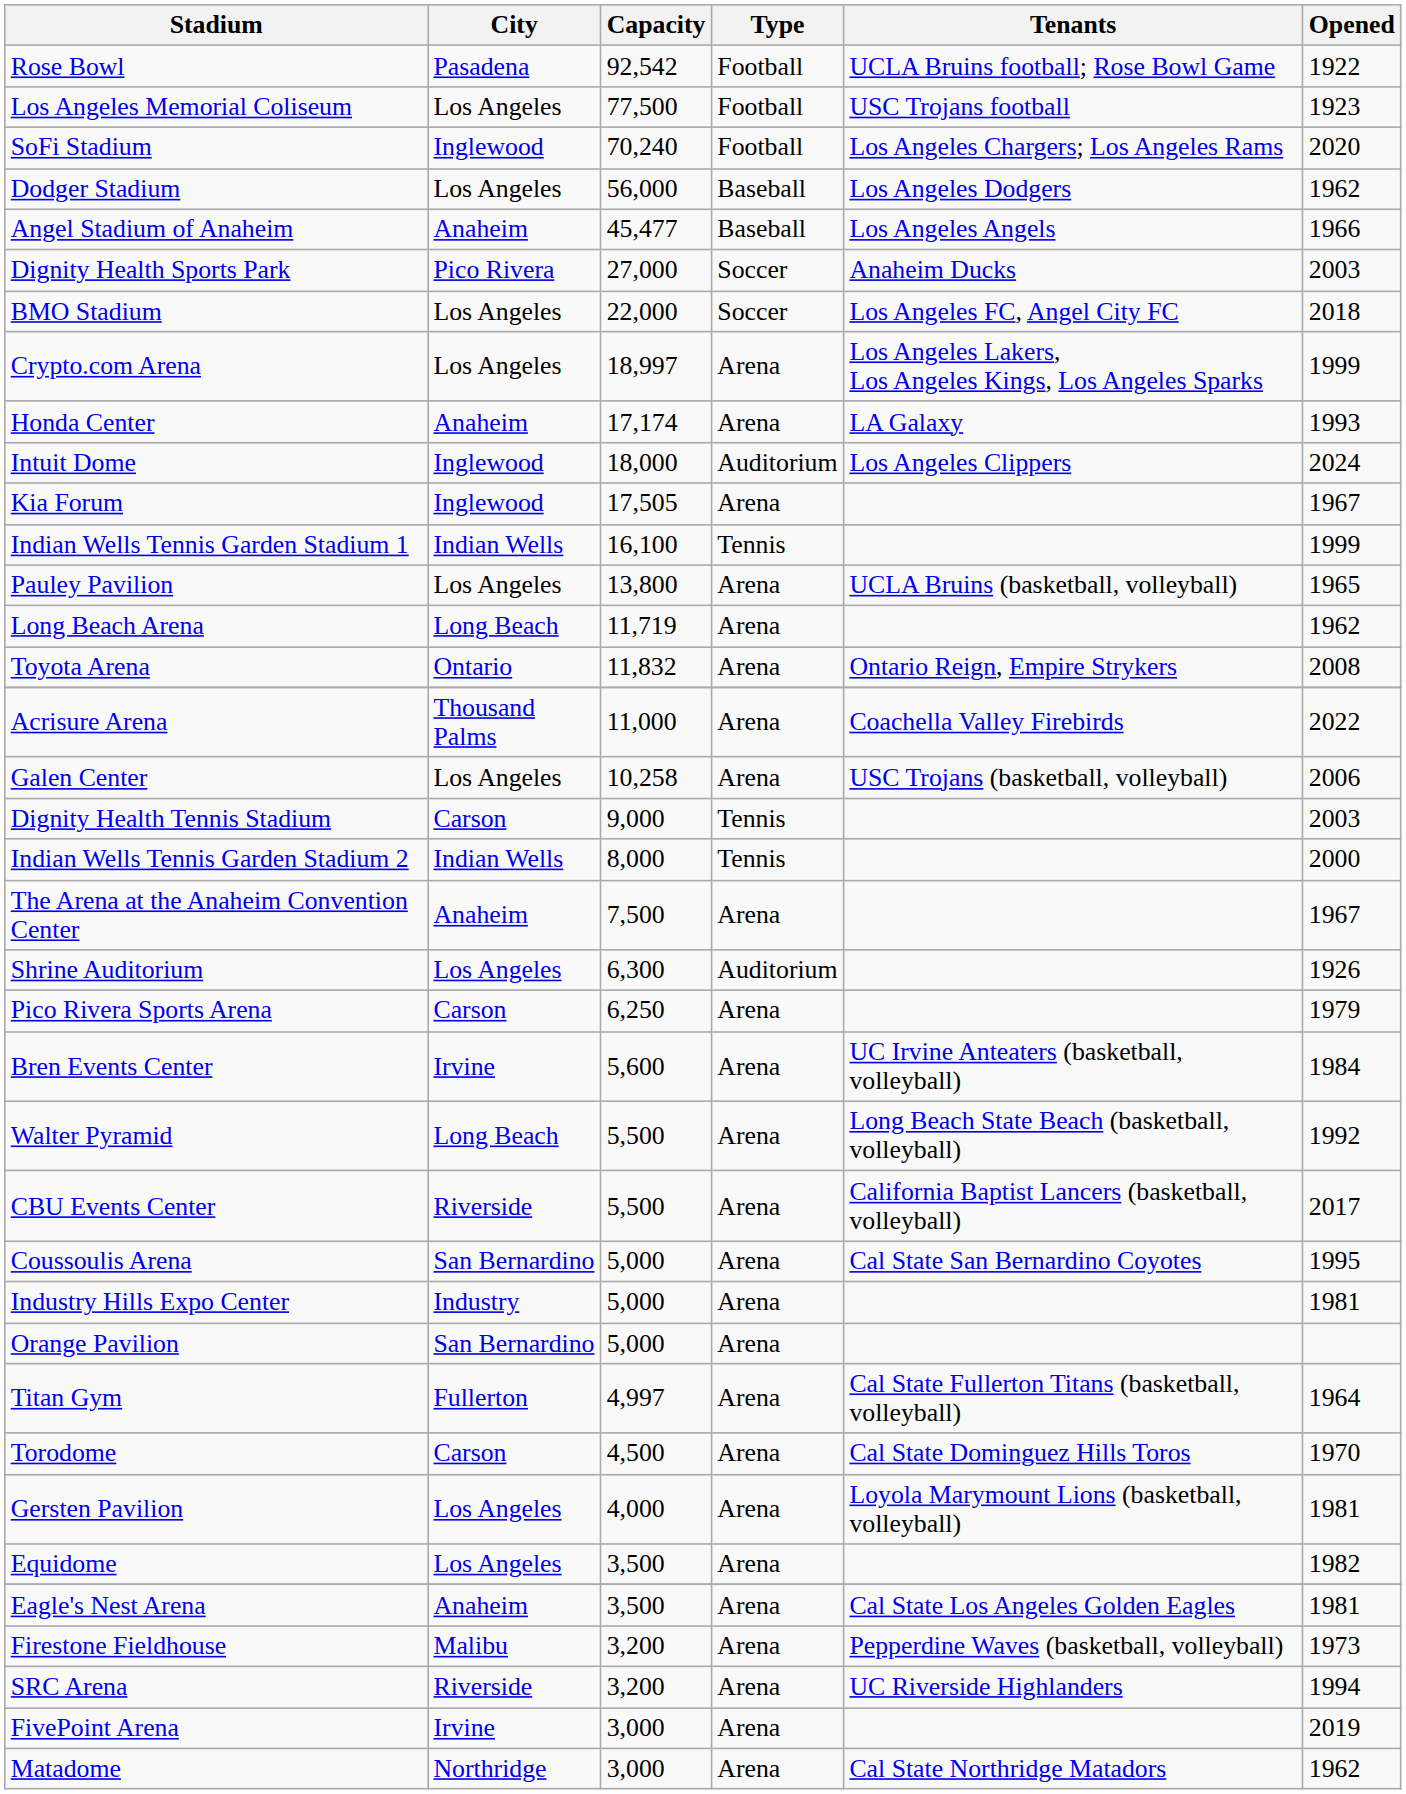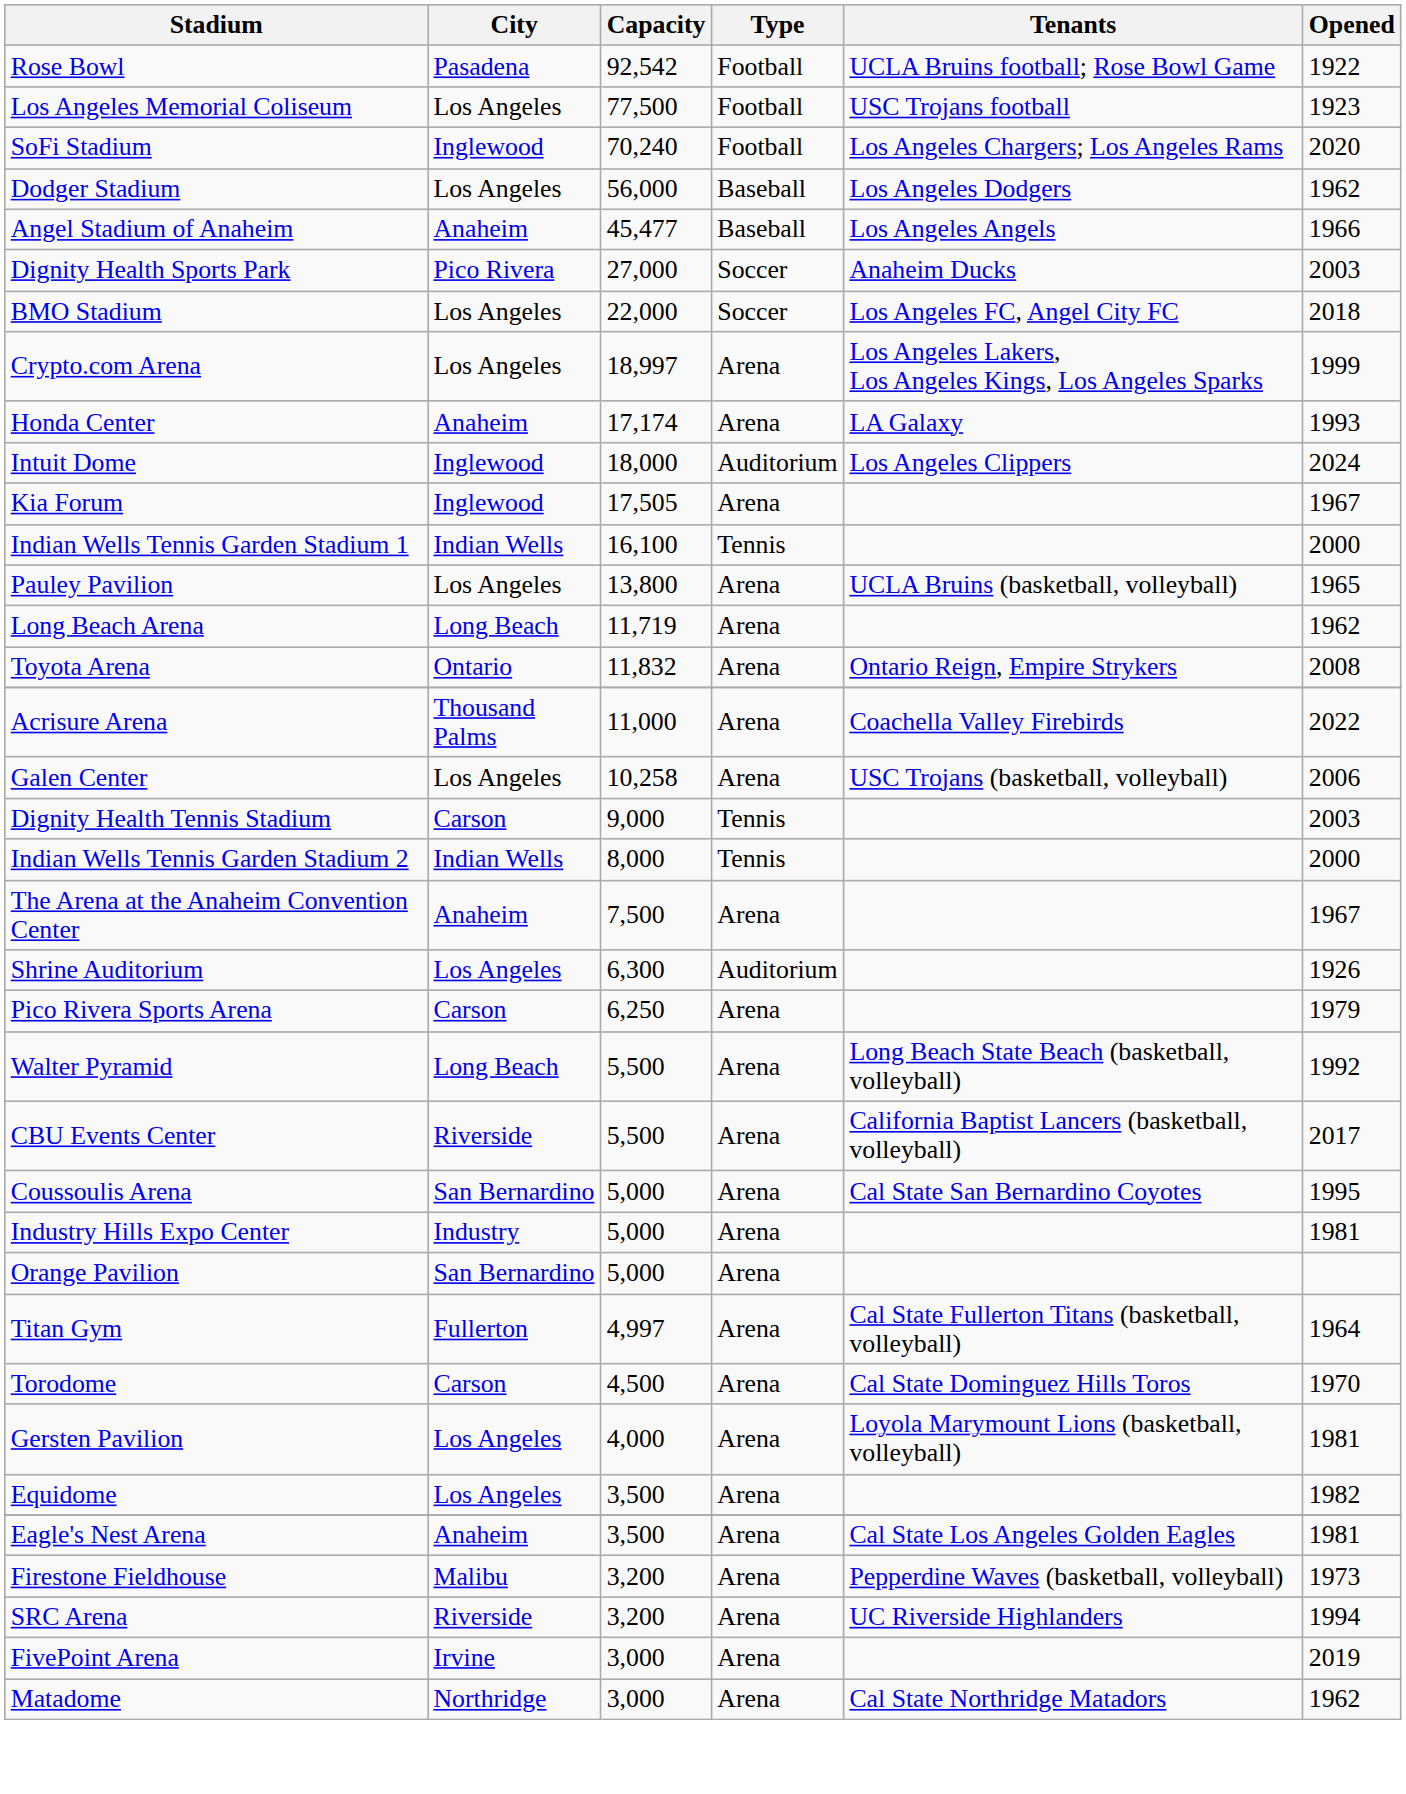(1335, 544) 1999 -> (1335, 544) 2000
- row: (112, 1065)
